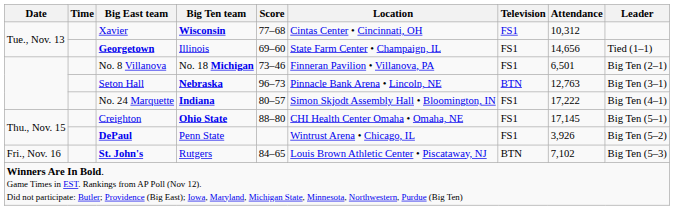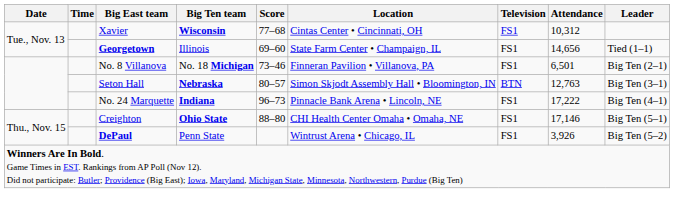(272, 83) 96–73 -> (272, 83) 80–57
(366, 83) Pinnacle Bank Arena • Lincoln, NE -> (393, 83) Simon Skjodt Assembly Hall • Bloomington, IN
(272, 101) 80–57 -> (272, 101) 96–73
(393, 101) Simon Skjodt Assembly Hall • Bloomington, IN -> (366, 101) Pinnacle Bank Arena • Lincoln, NE
(565, 118) 17,145 -> (565, 118) 17,146
- row: (121, 153)
